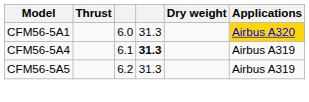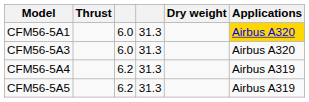+ row: (39, 50)
(125, 50) 6.1 -> (125, 69) 6.2
(150, 50) bold -> (150, 69) normal
